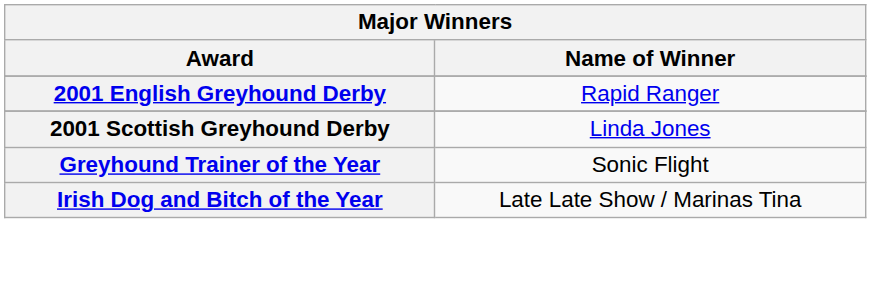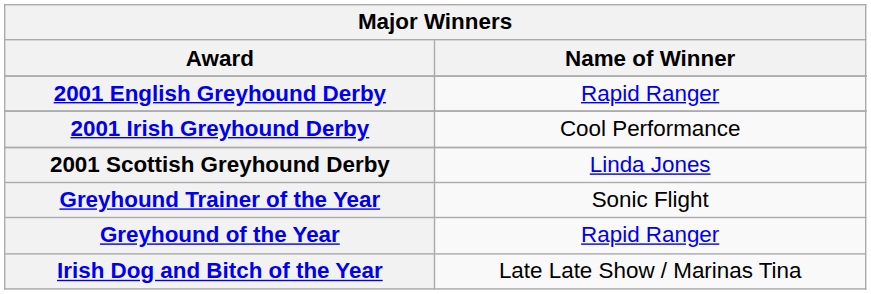+ row: (220, 128)
+ row: (220, 235)
